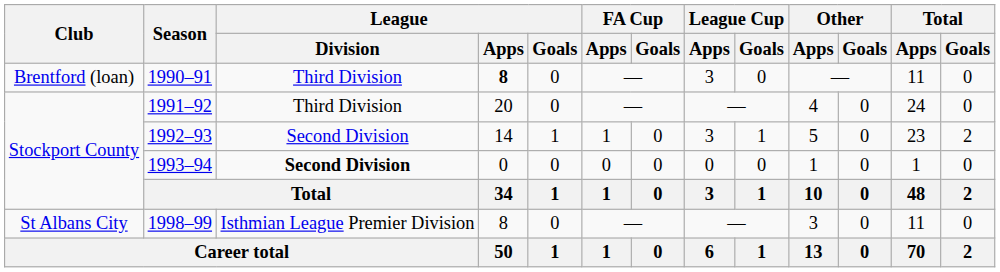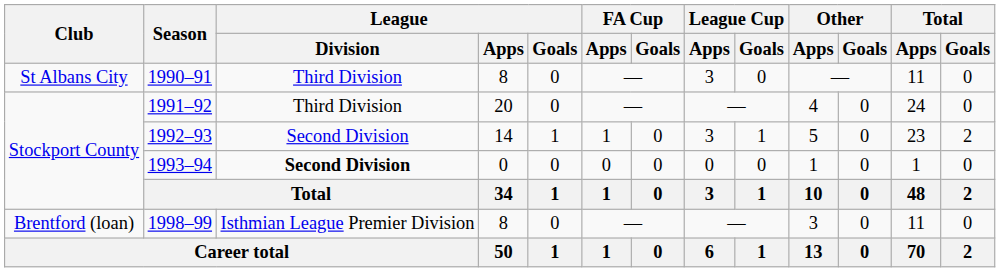(74, 77) Brentford (loan) -> (74, 77) St Albans City
(503, 77) bold -> (503, 77) normal
(74, 223) St Albans City -> (74, 223) Brentford (loan)
